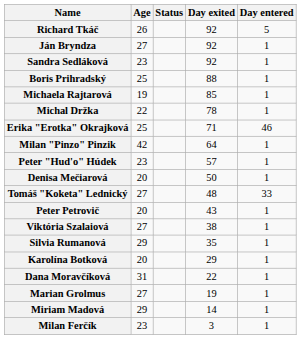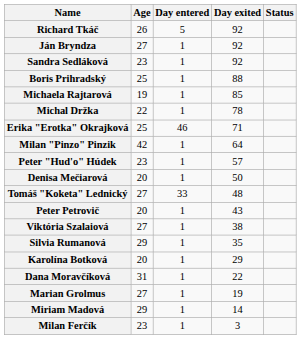columns swapped: (267, 12) <-> (169, 12)
